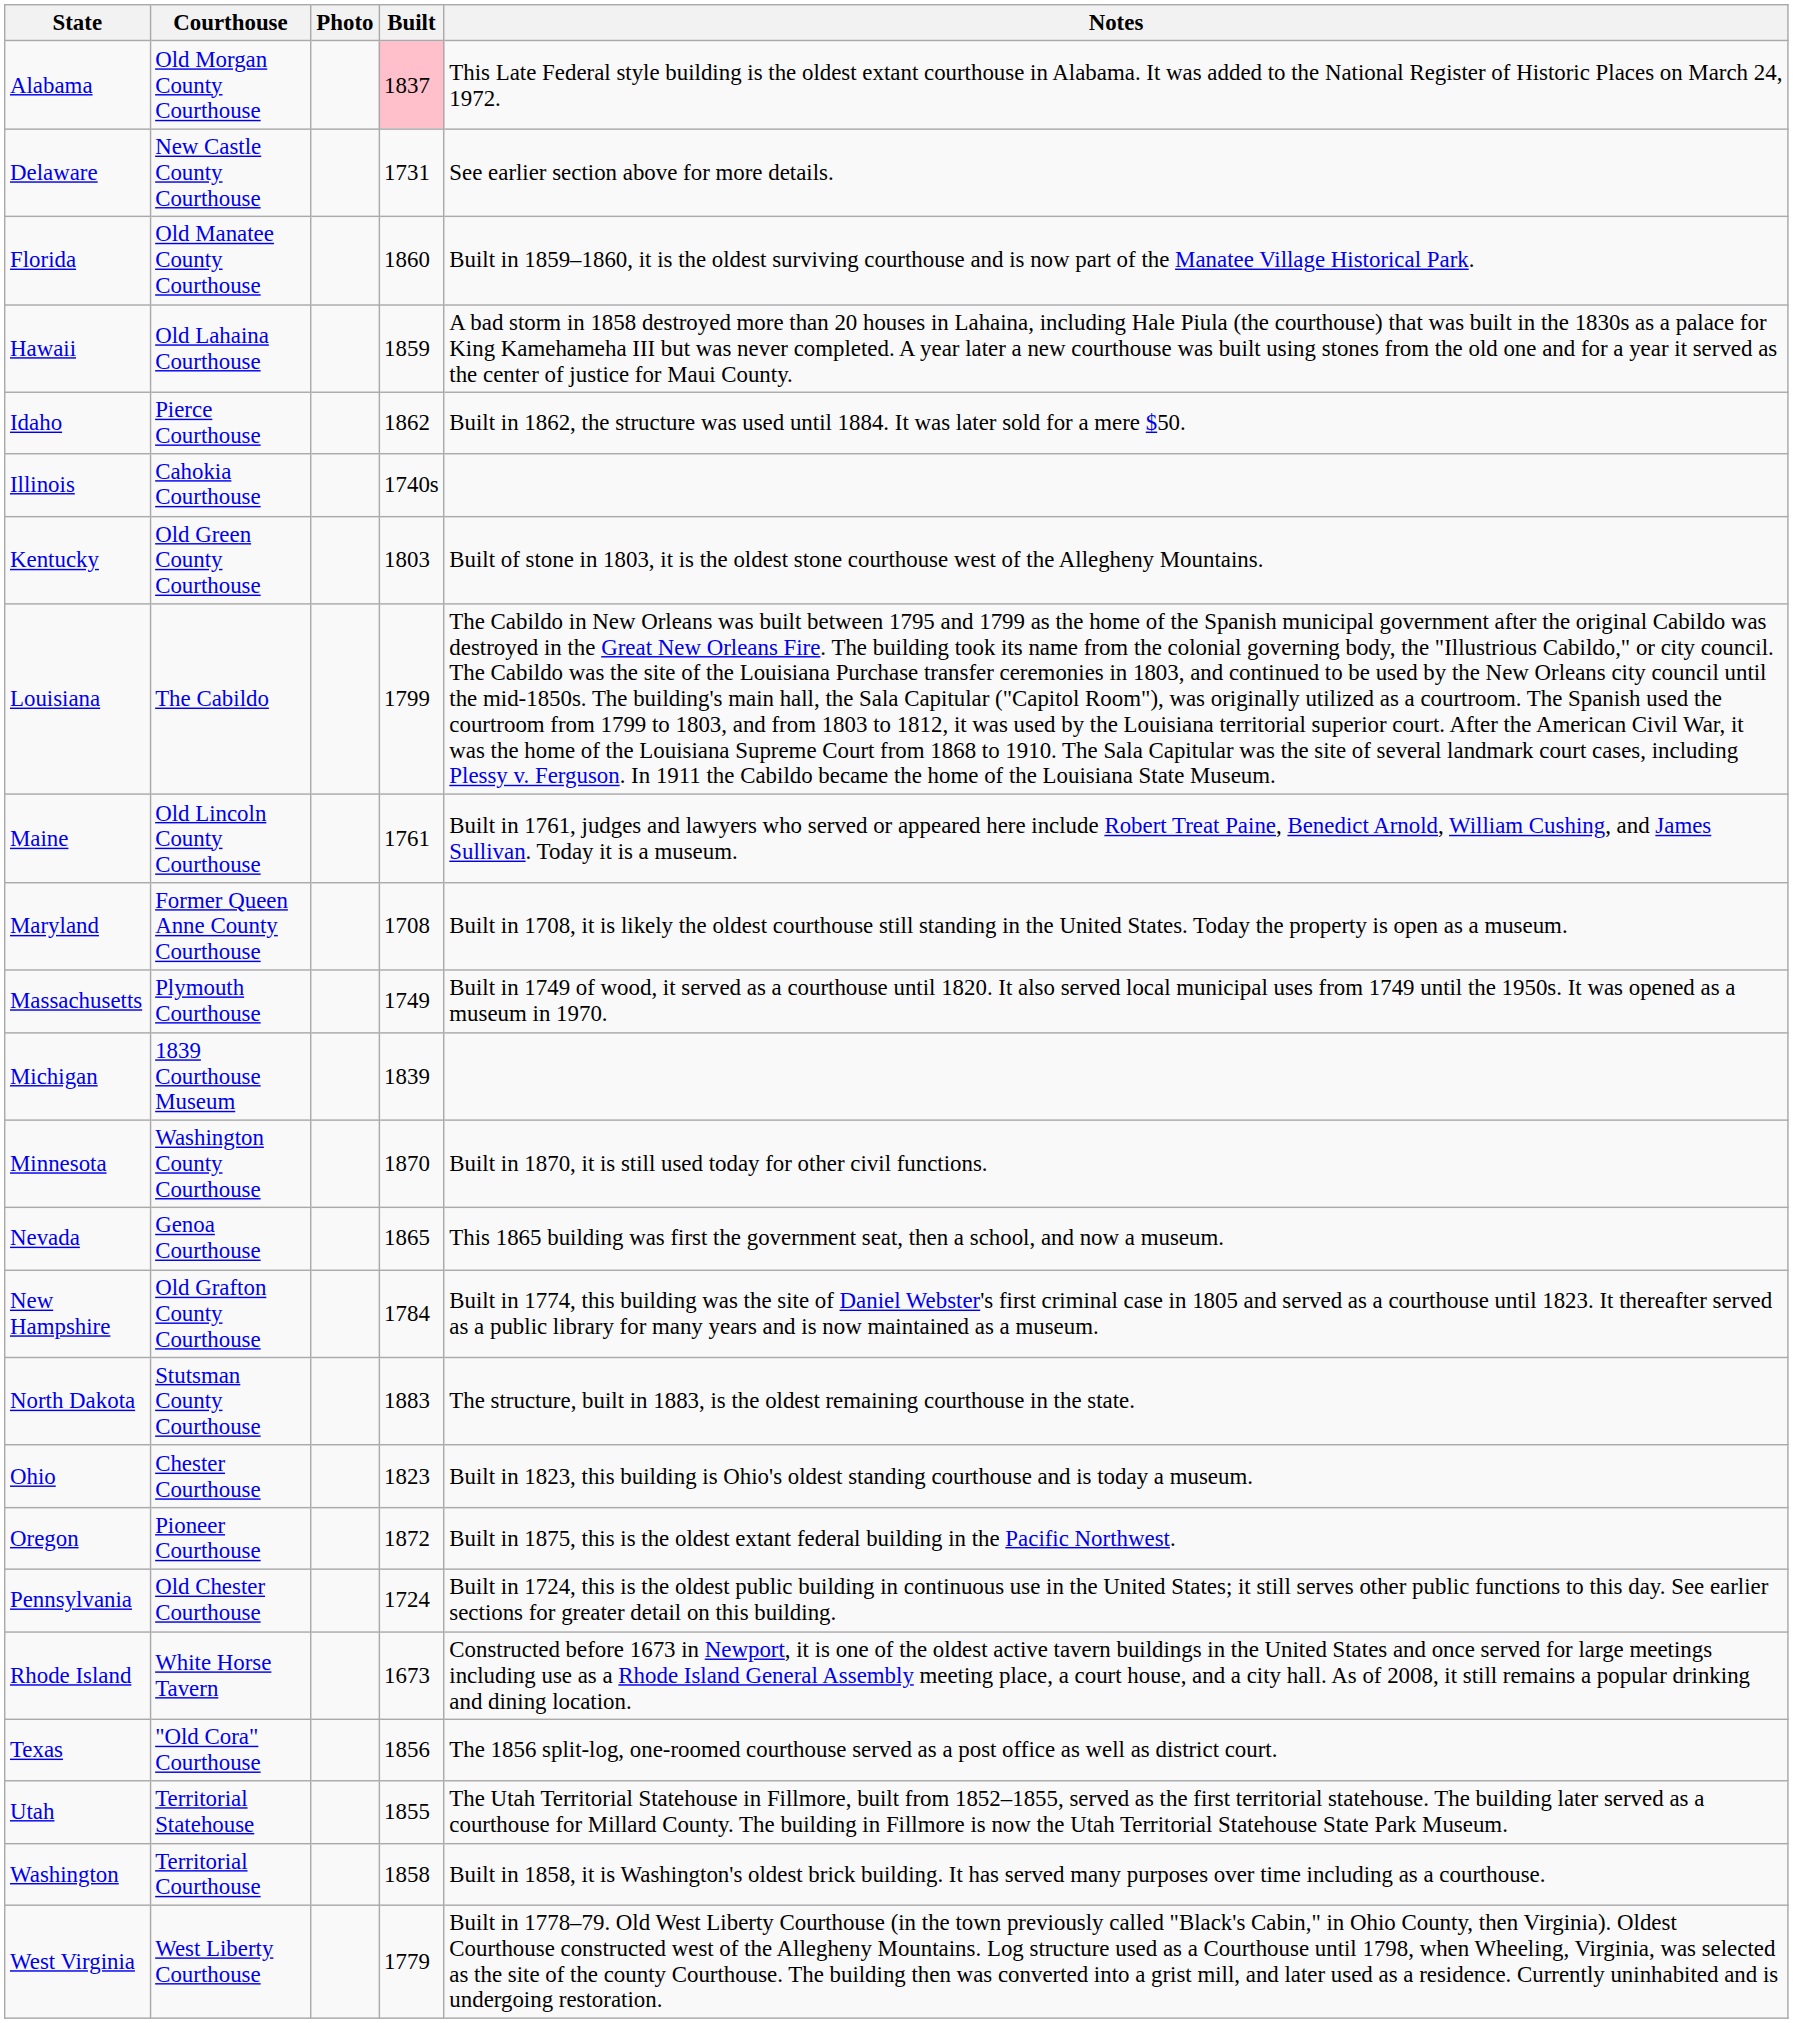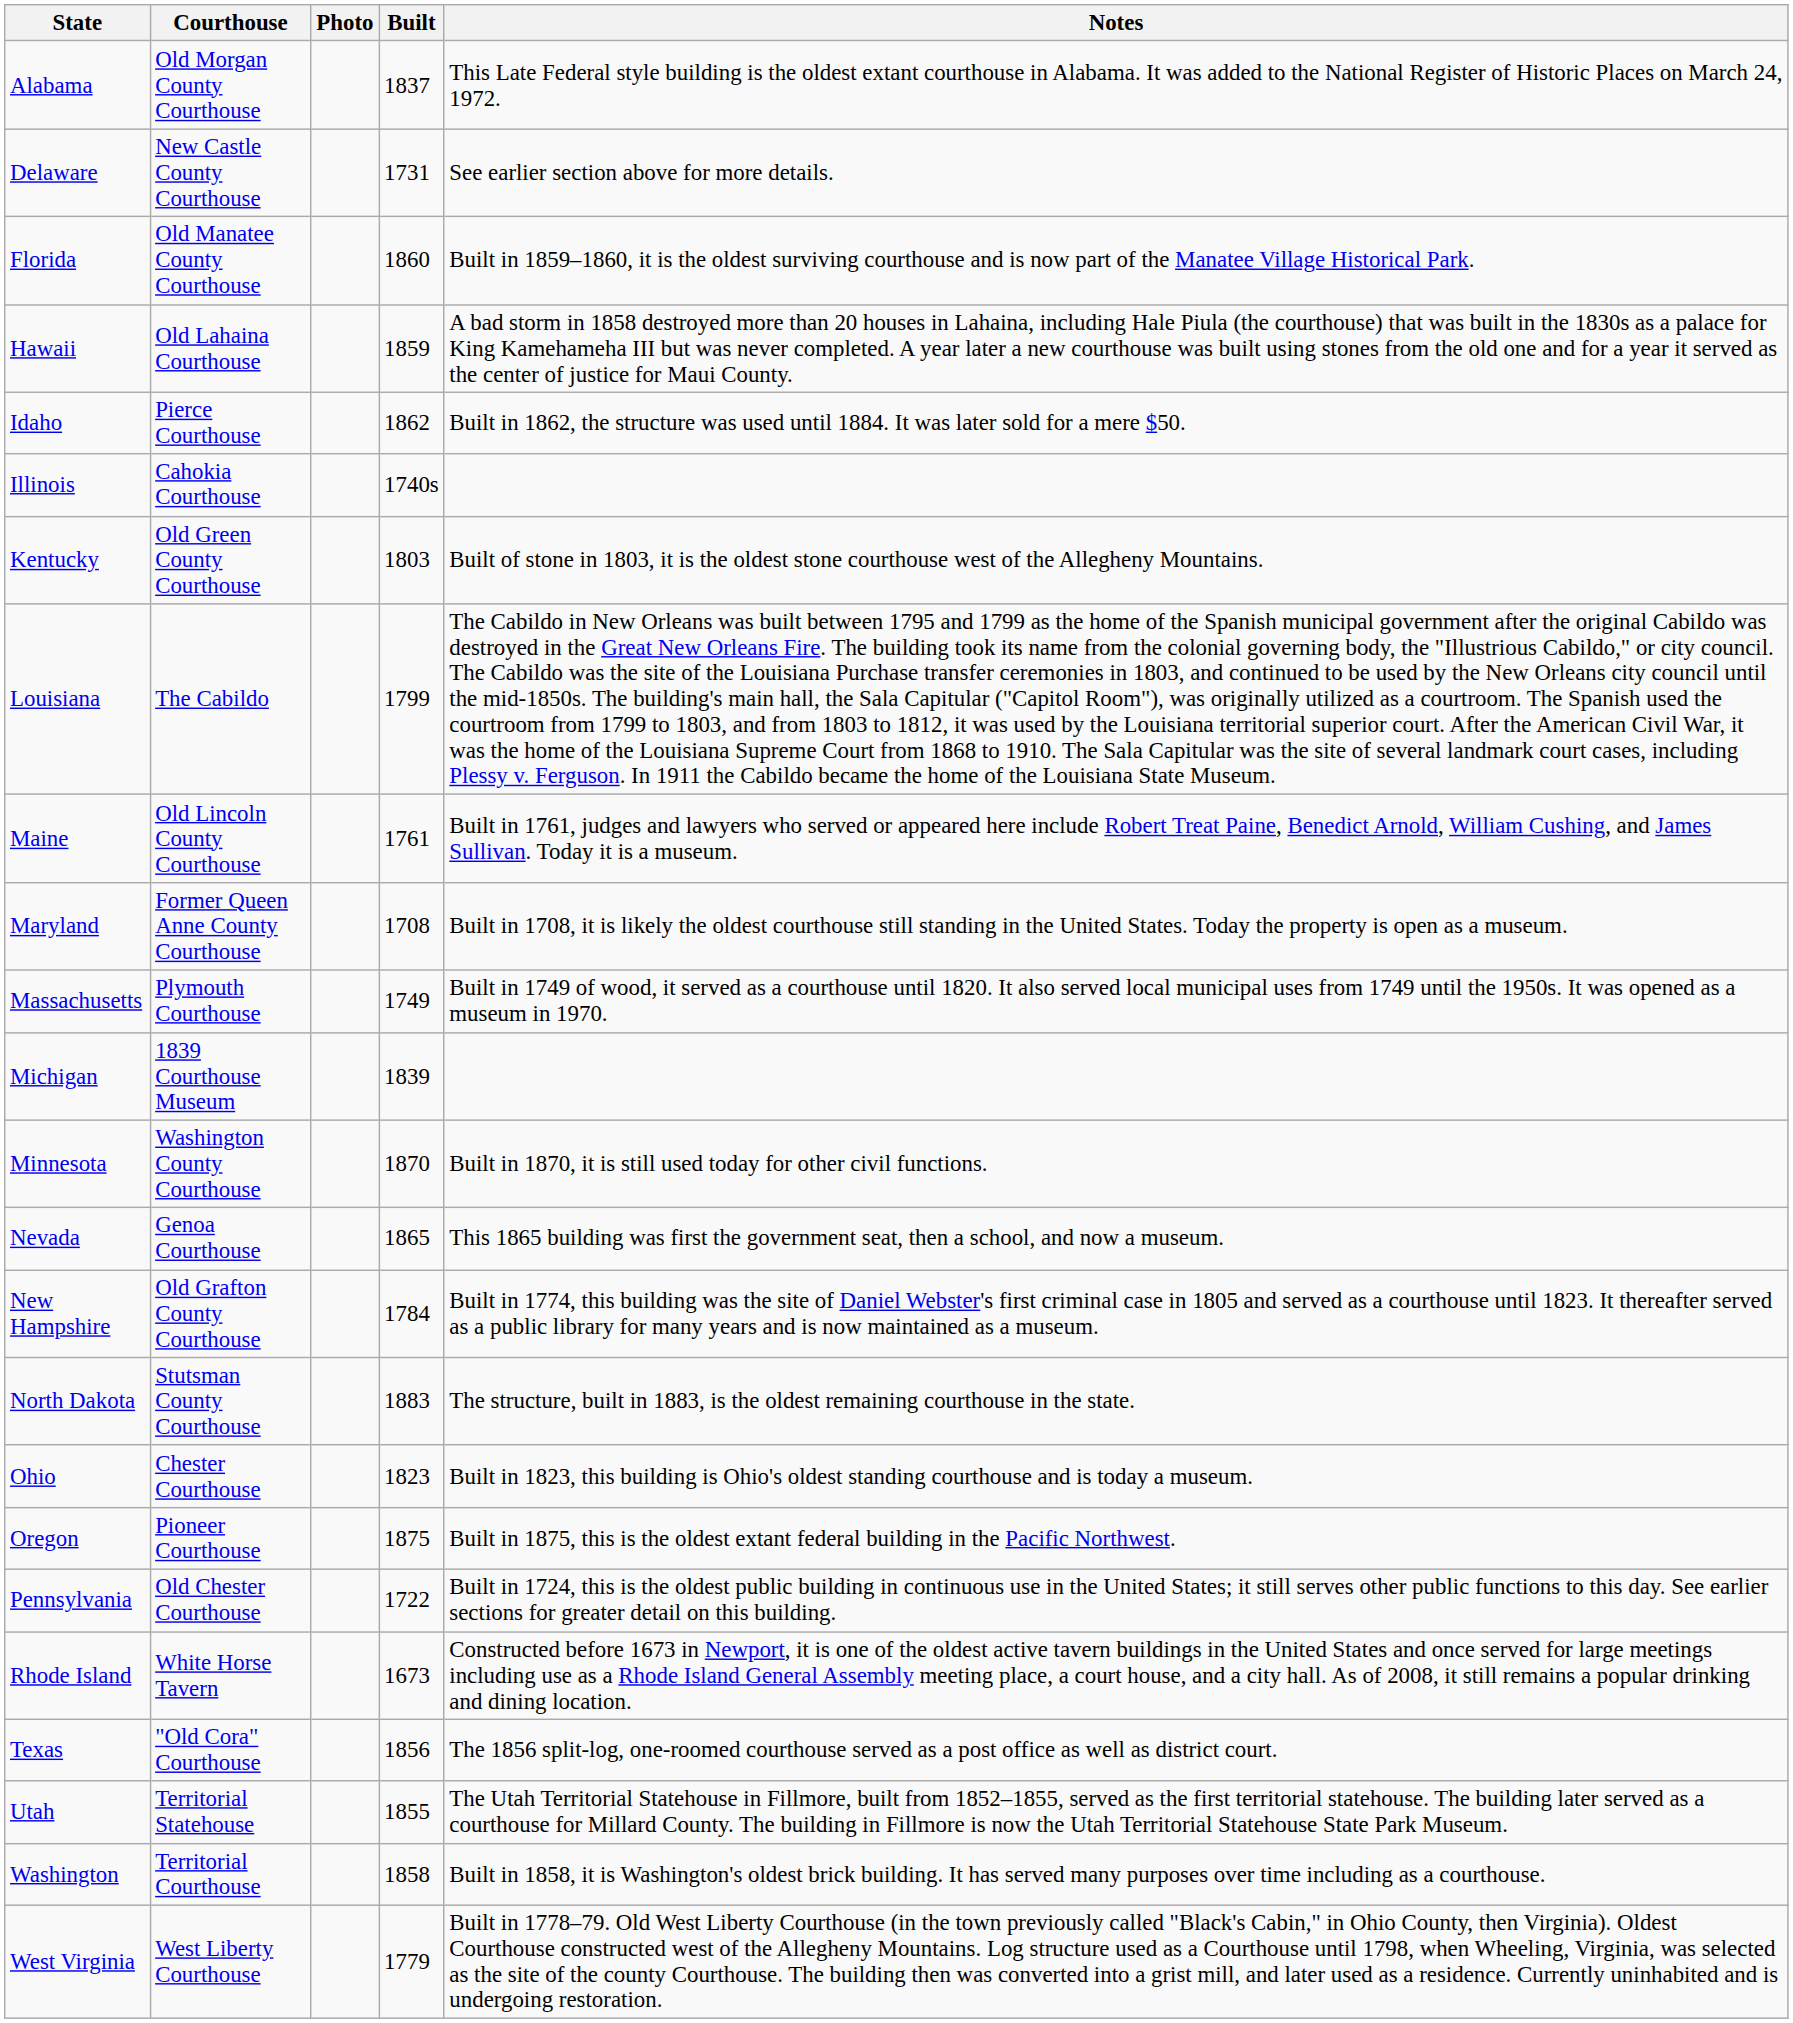(407, 84) pink background -> (407, 84) no background
(407, 1538) 1872 -> (407, 1538) 1875
(407, 1600) 1724 -> (407, 1600) 1722
